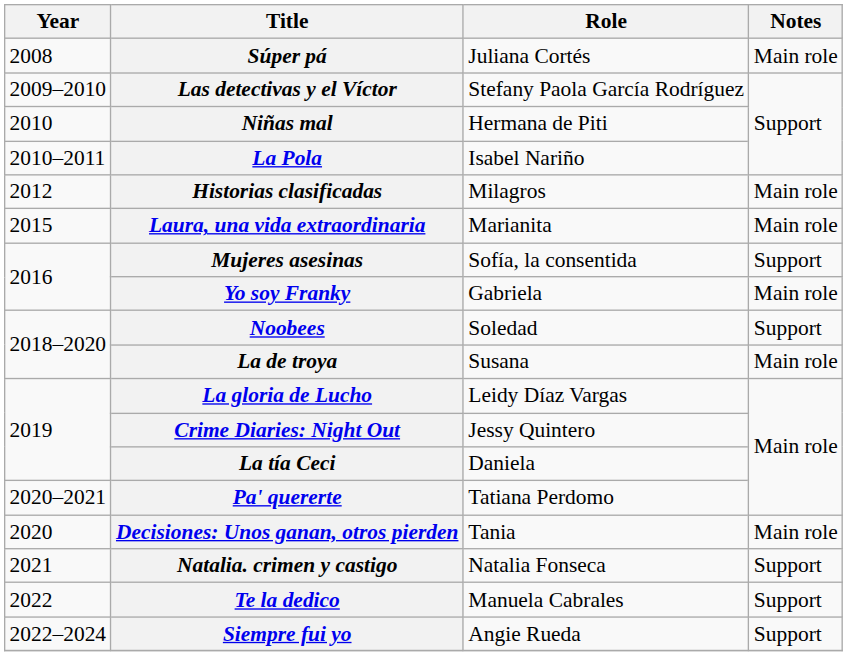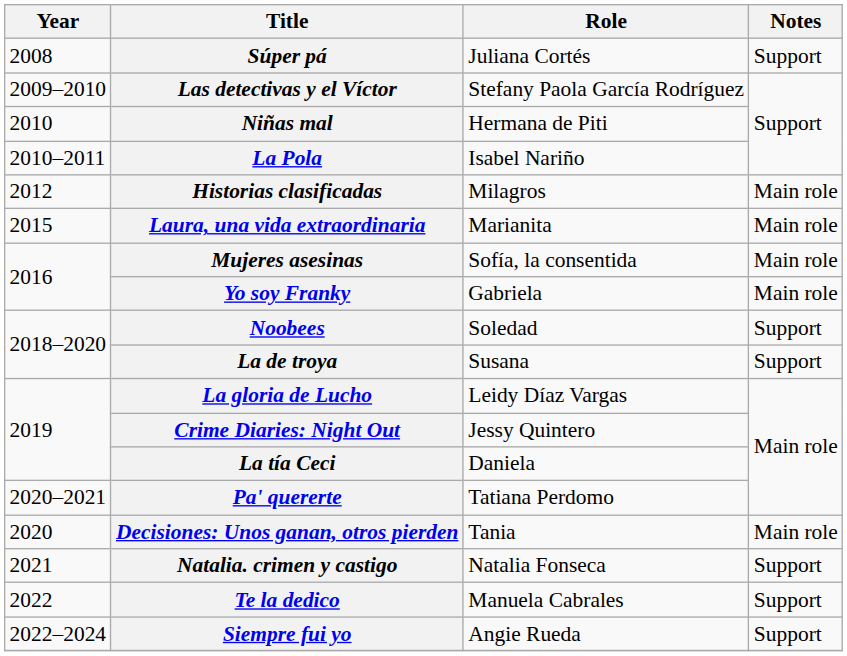(796, 55) Main role -> (788, 55) Support
(788, 259) Support -> (796, 259) Main role
(796, 361) Main role -> (788, 361) Support
